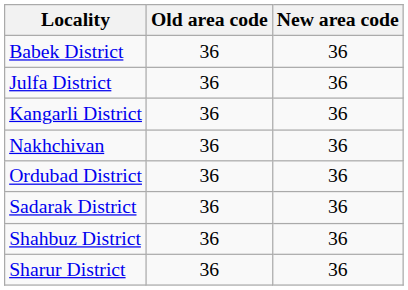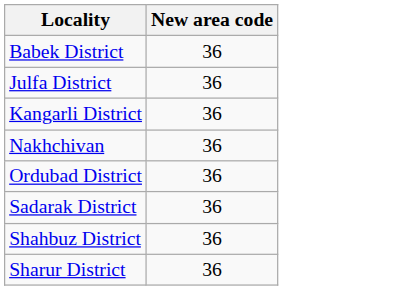- column: (209, 20)
